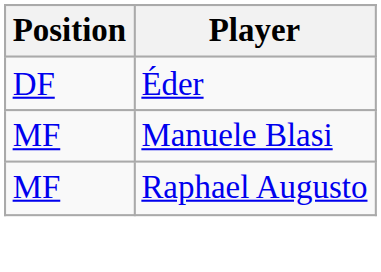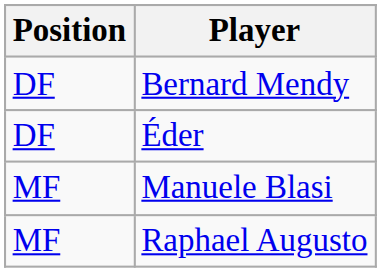+ row: (245, 82)
